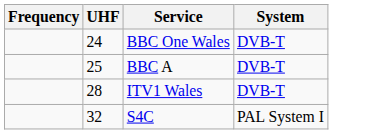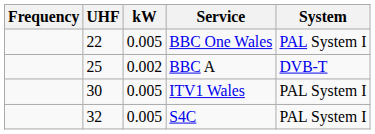+ column: (144, 16)
(94, 41) 24 -> (94, 41) 22
(261, 41) DVB-T -> (323, 41) PAL System I
(94, 91) 28 -> (94, 91) 30
(261, 91) DVB-T -> (323, 91) PAL System I
